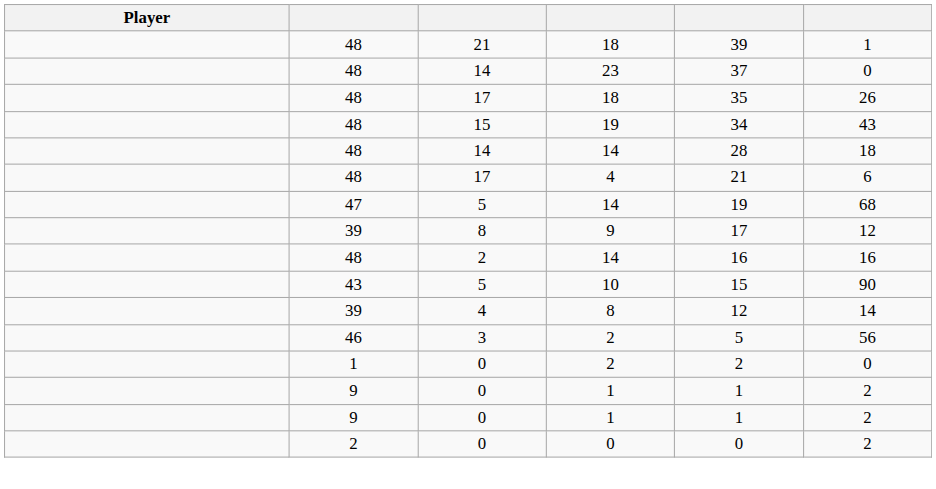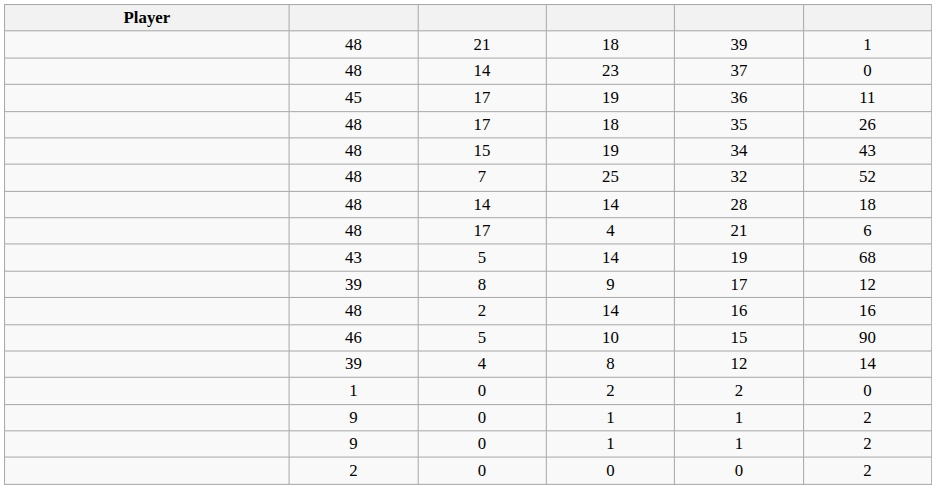+ row: (482, 97)
+ row: (482, 177)
(353, 204) 47 -> (353, 257) 43
(353, 284) 43 -> (353, 337) 46
- row: (482, 337)
